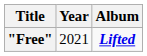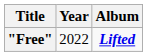(74, 39) 2021 -> (74, 39) 2022
